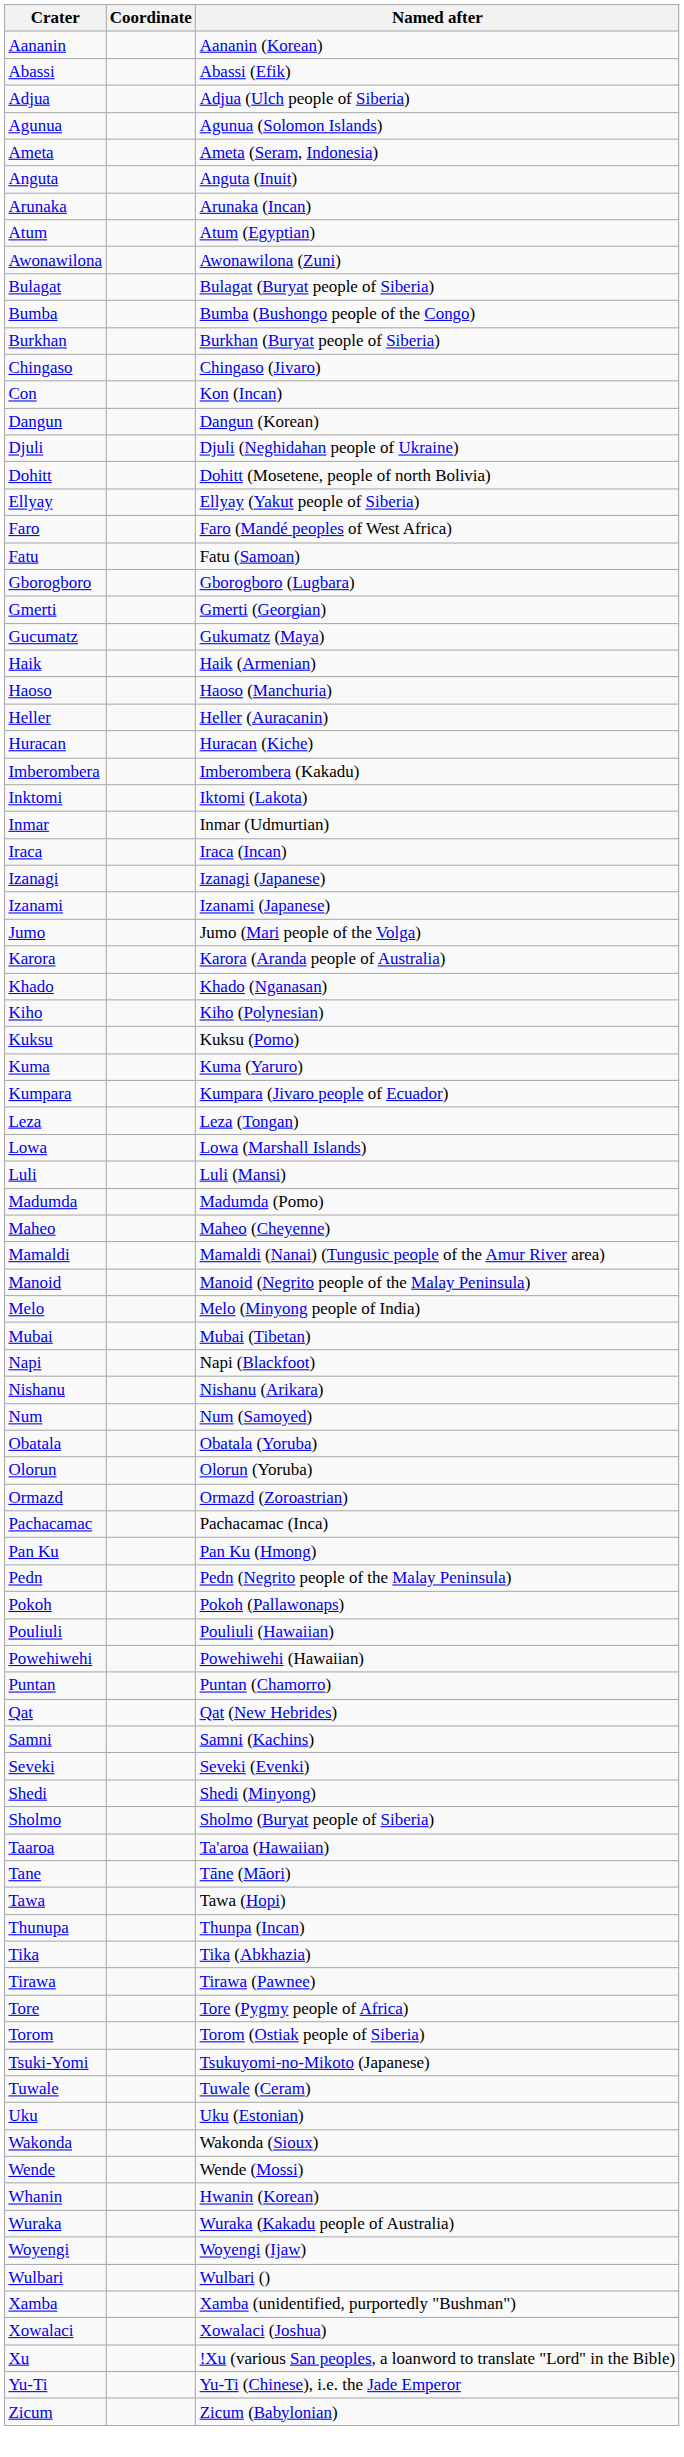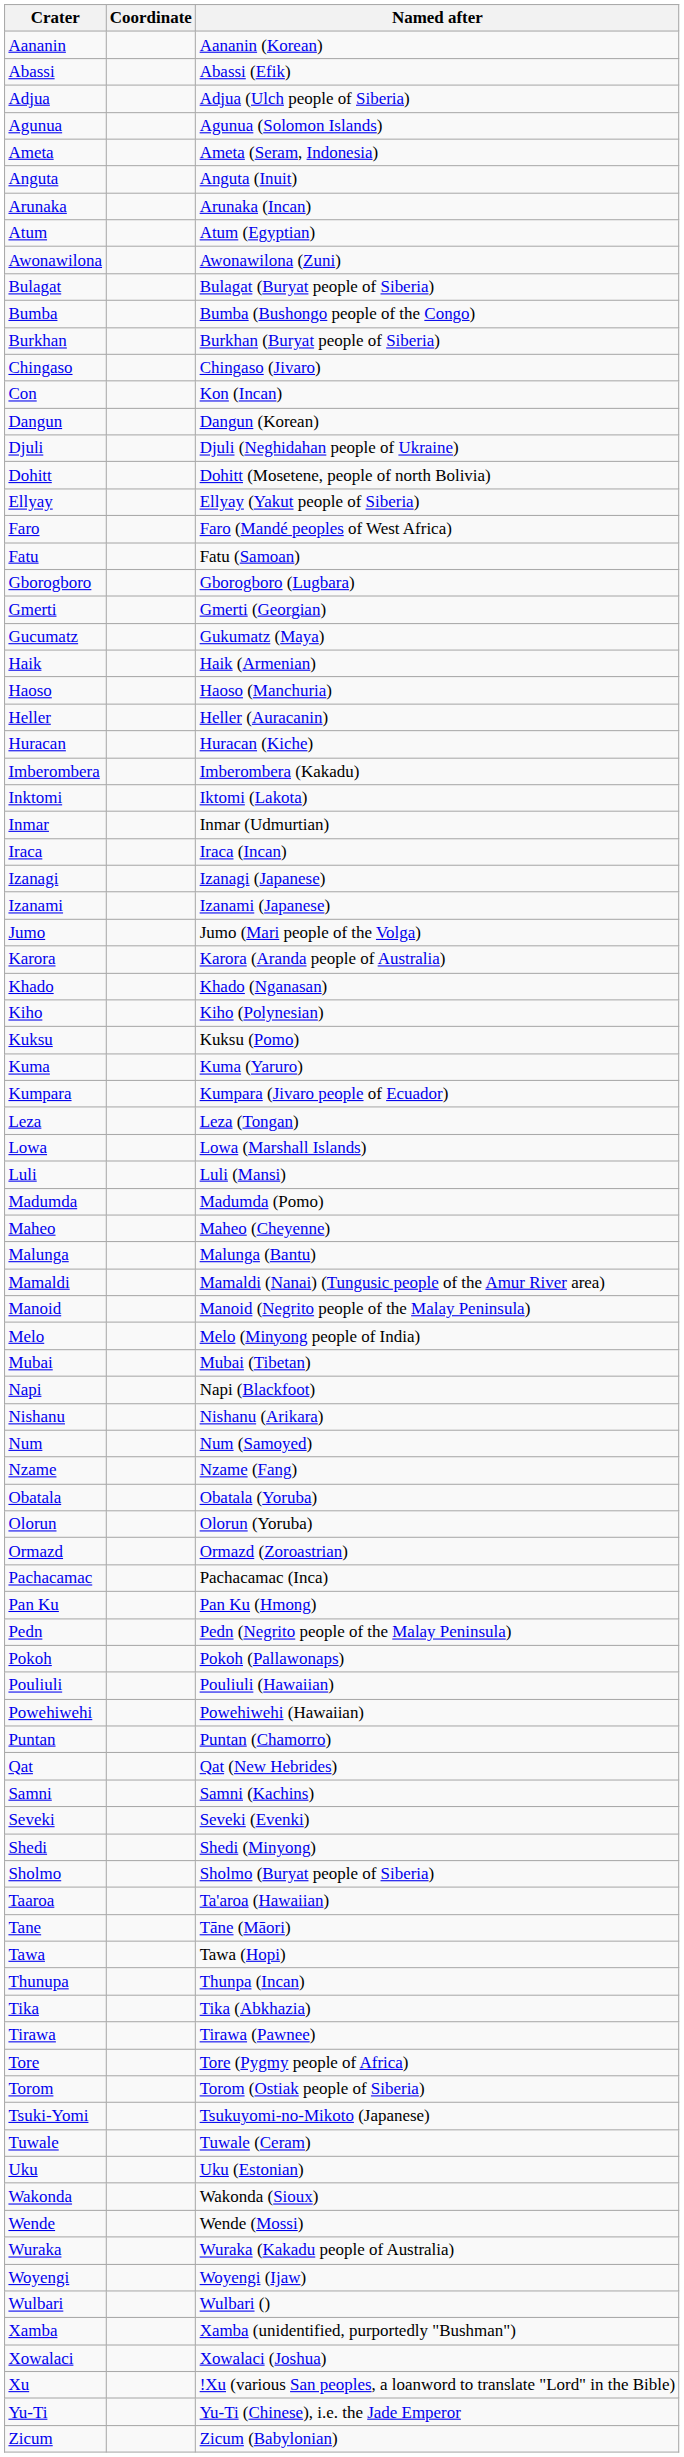+ row: (39, 1255)
+ row: (32, 1470)
- row: (35, 2196)
